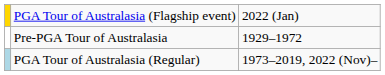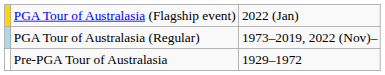rows swapped: (107, 59) <-> (91, 37)
